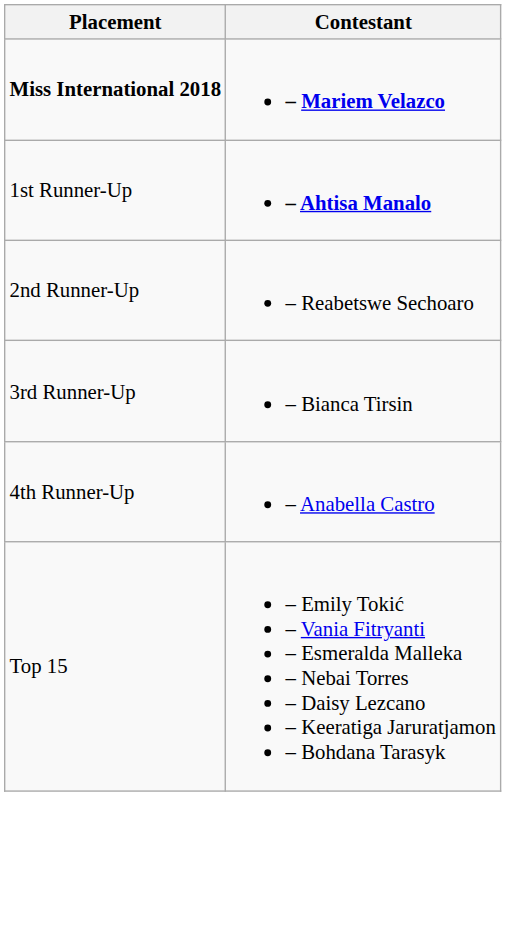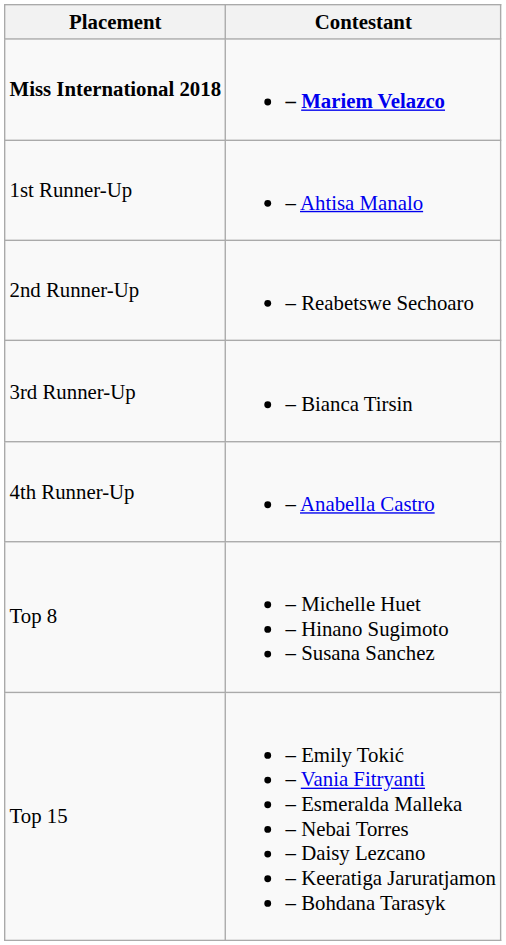(363, 202) bold -> (363, 202) normal
+ row: (33, 617)
